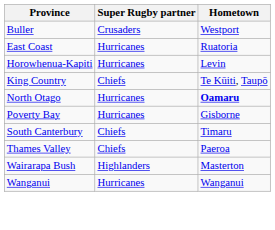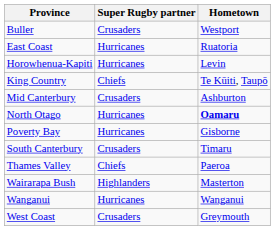+ row: (41, 98)
(111, 132) Chiefs -> (119, 149) Crusaders
+ row: (31, 217)
